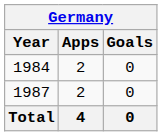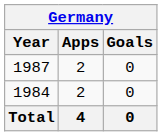rows swapped: (31, 68) <-> (31, 93)
